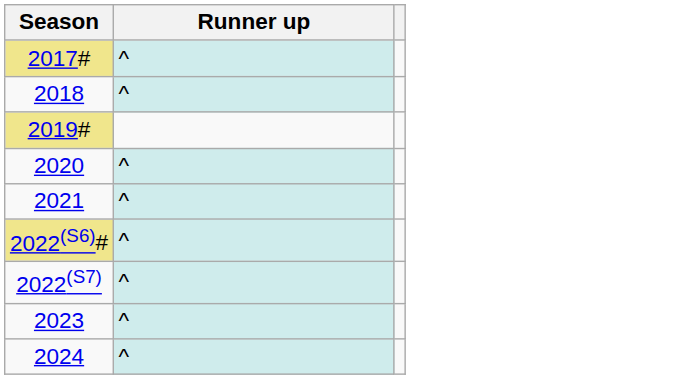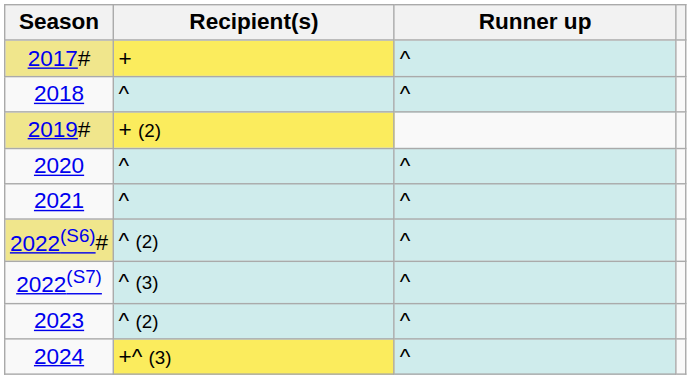+ column: (254, 22)
